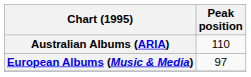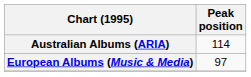(221, 44) 110 -> (221, 44) 114
